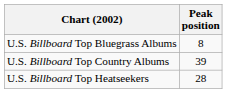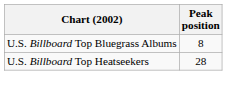- row: (88, 61)
